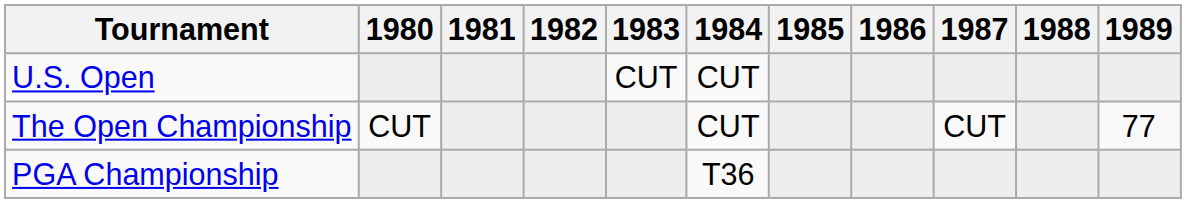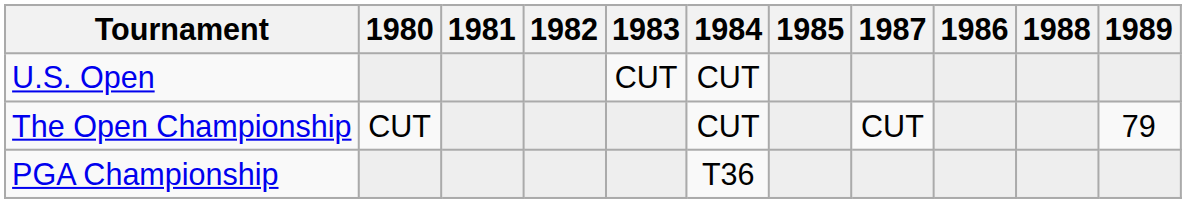columns swapped: (892, 29) <-> (975, 29)
(1139, 126) 77 -> (1139, 126) 79
